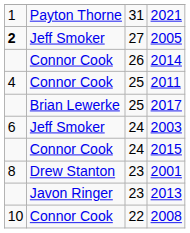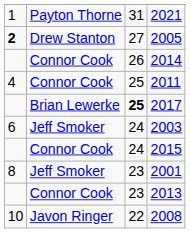(67, 37) Jeff Smoker -> (72, 37) Drew Stanton
(136, 104) normal -> (136, 104) bold
(72, 171) Drew Stanton -> (67, 171) Jeff Smoker
(71, 194) Javon Ringer -> (71, 194) Connor Cook
(71, 216) Connor Cook -> (71, 216) Javon Ringer
